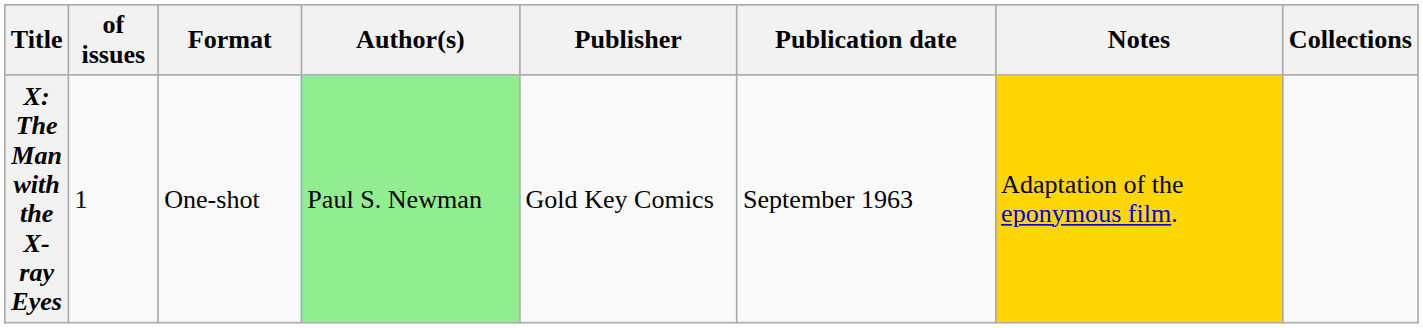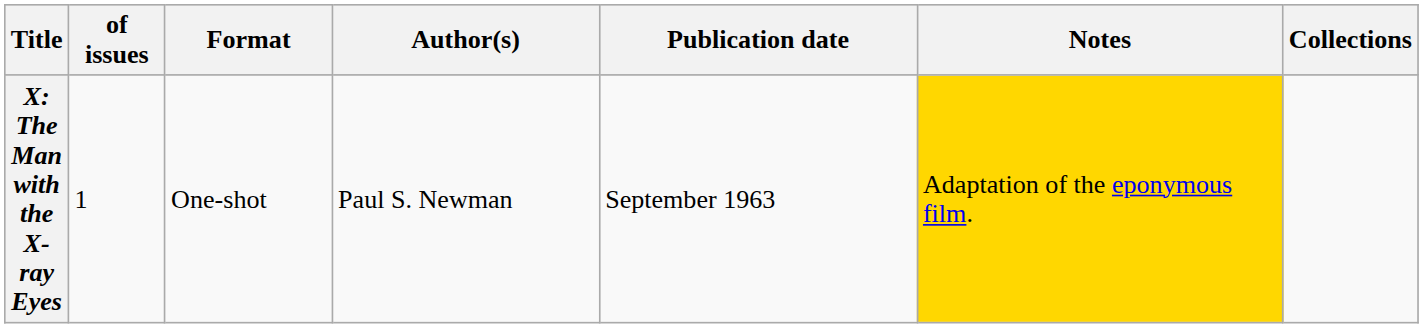- column: (628, 39)
(395, 198) lightgreen background -> (425, 198) no background
